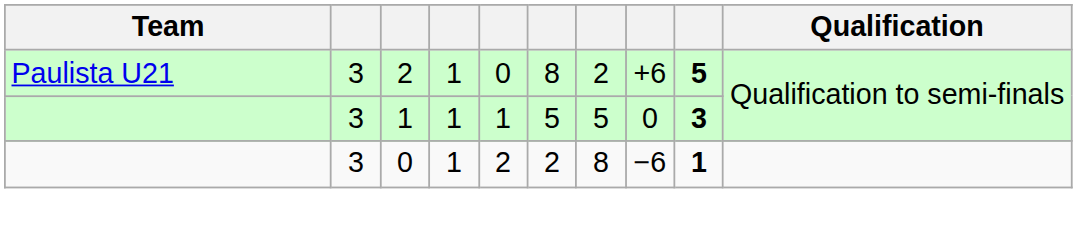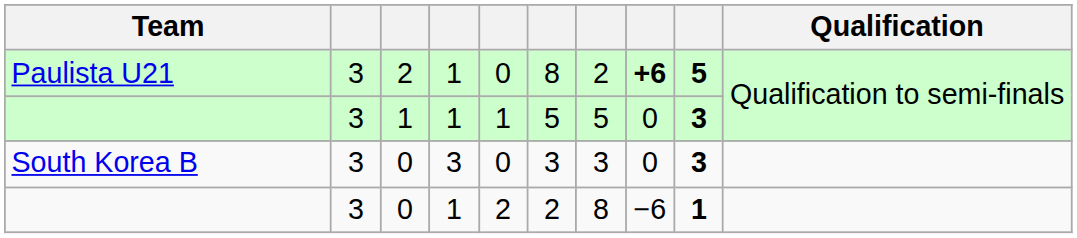(650, 72) normal -> (650, 72) bold
+ row: (105, 163)
